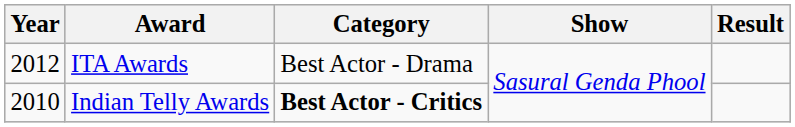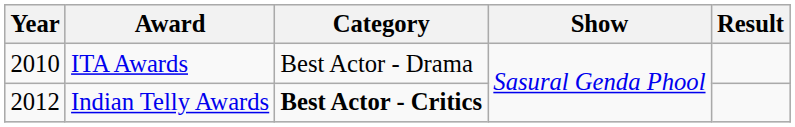(35, 63) 2012 -> (35, 63) 2010
(35, 102) 2010 -> (35, 102) 2012
